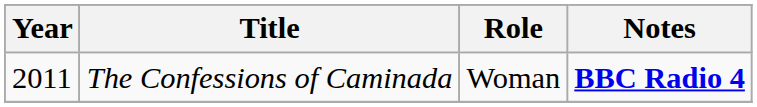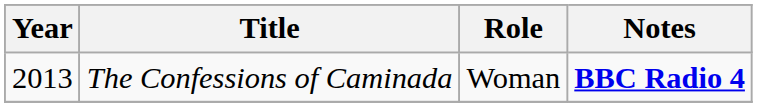(42, 76) 2011 -> (42, 76) 2013
